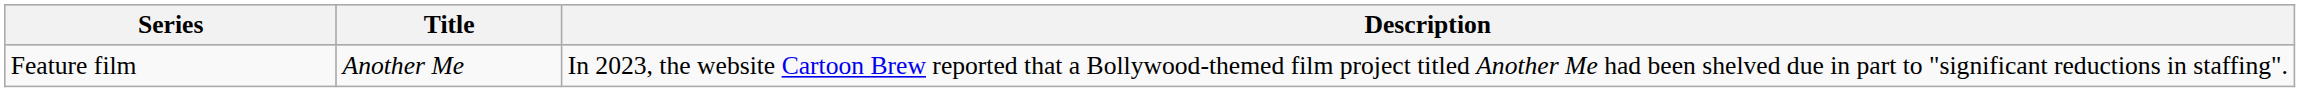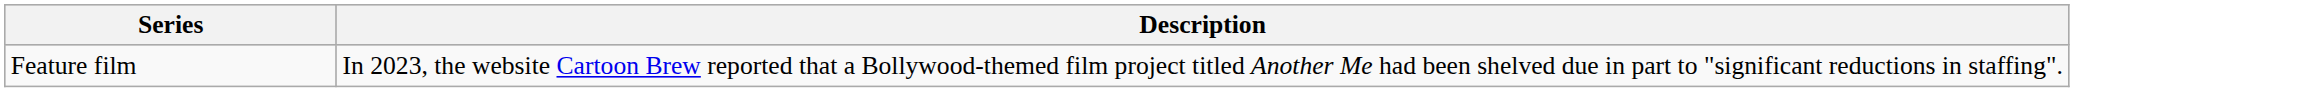- column: (449, 24)
